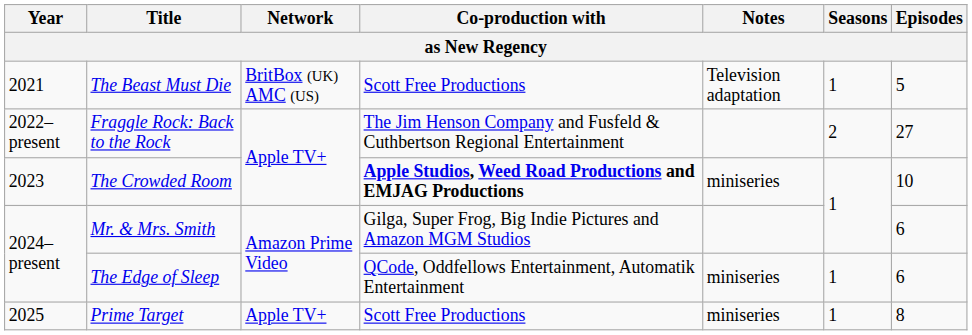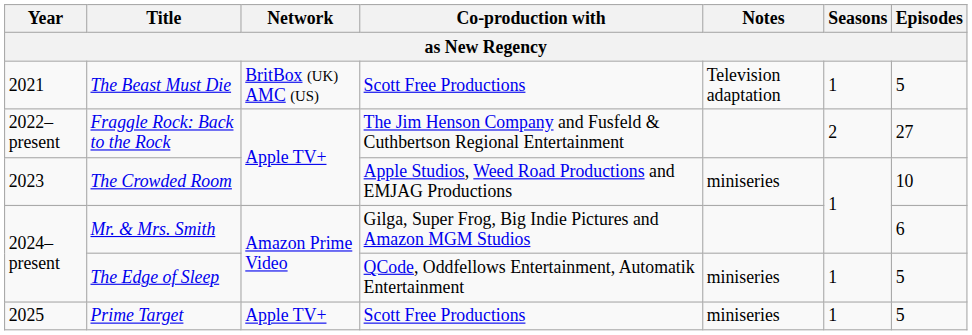(529, 181) bold -> (519, 181) normal
(900, 277) 6 -> (900, 277) 5
(900, 315) 8 -> (900, 315) 5
